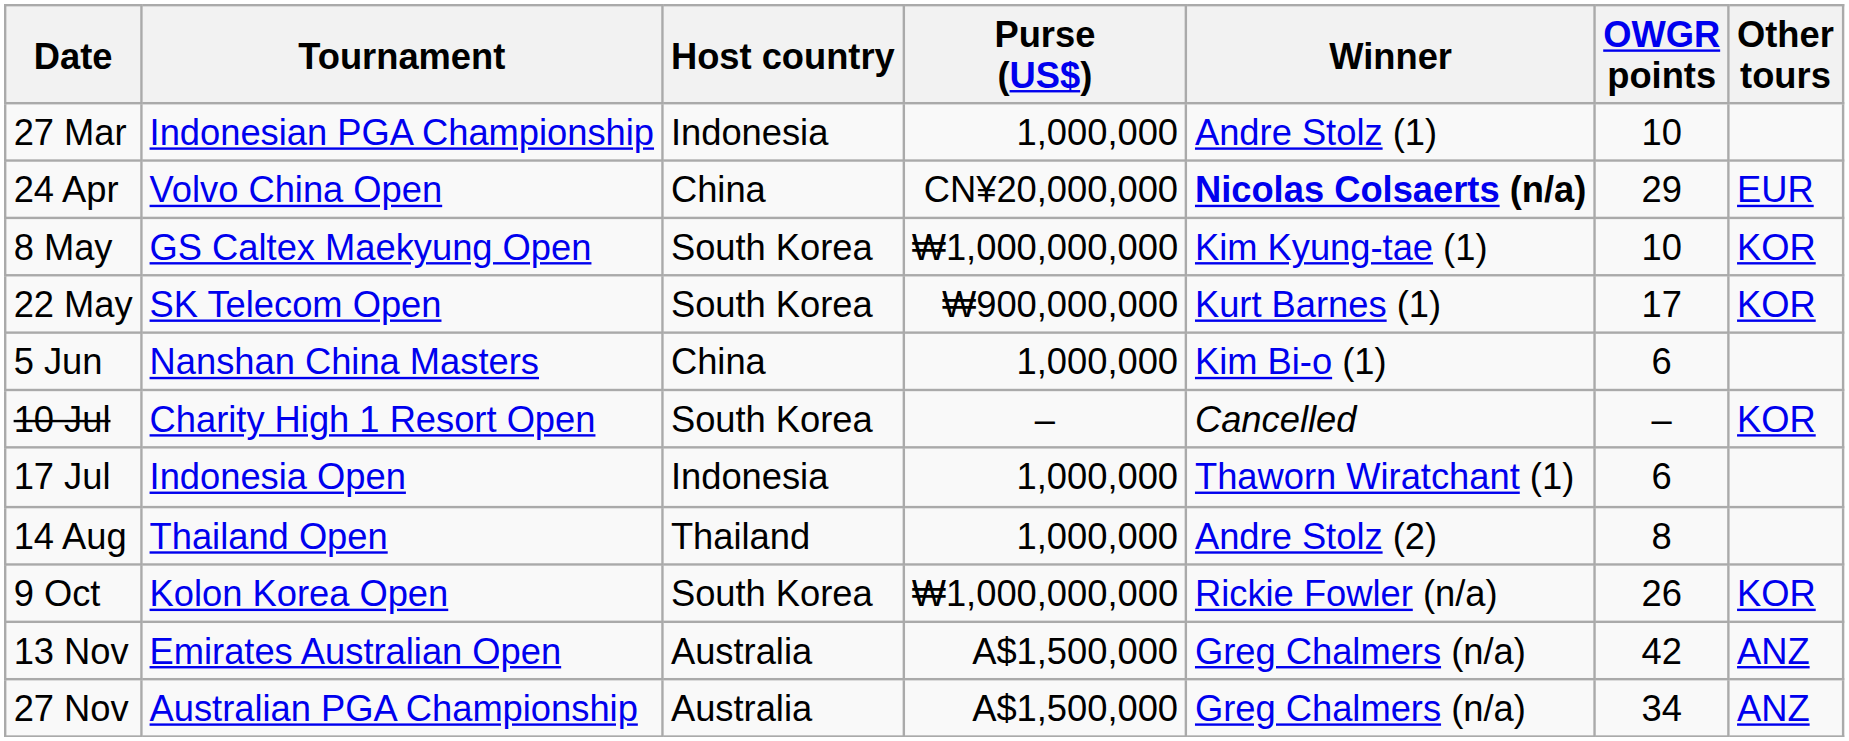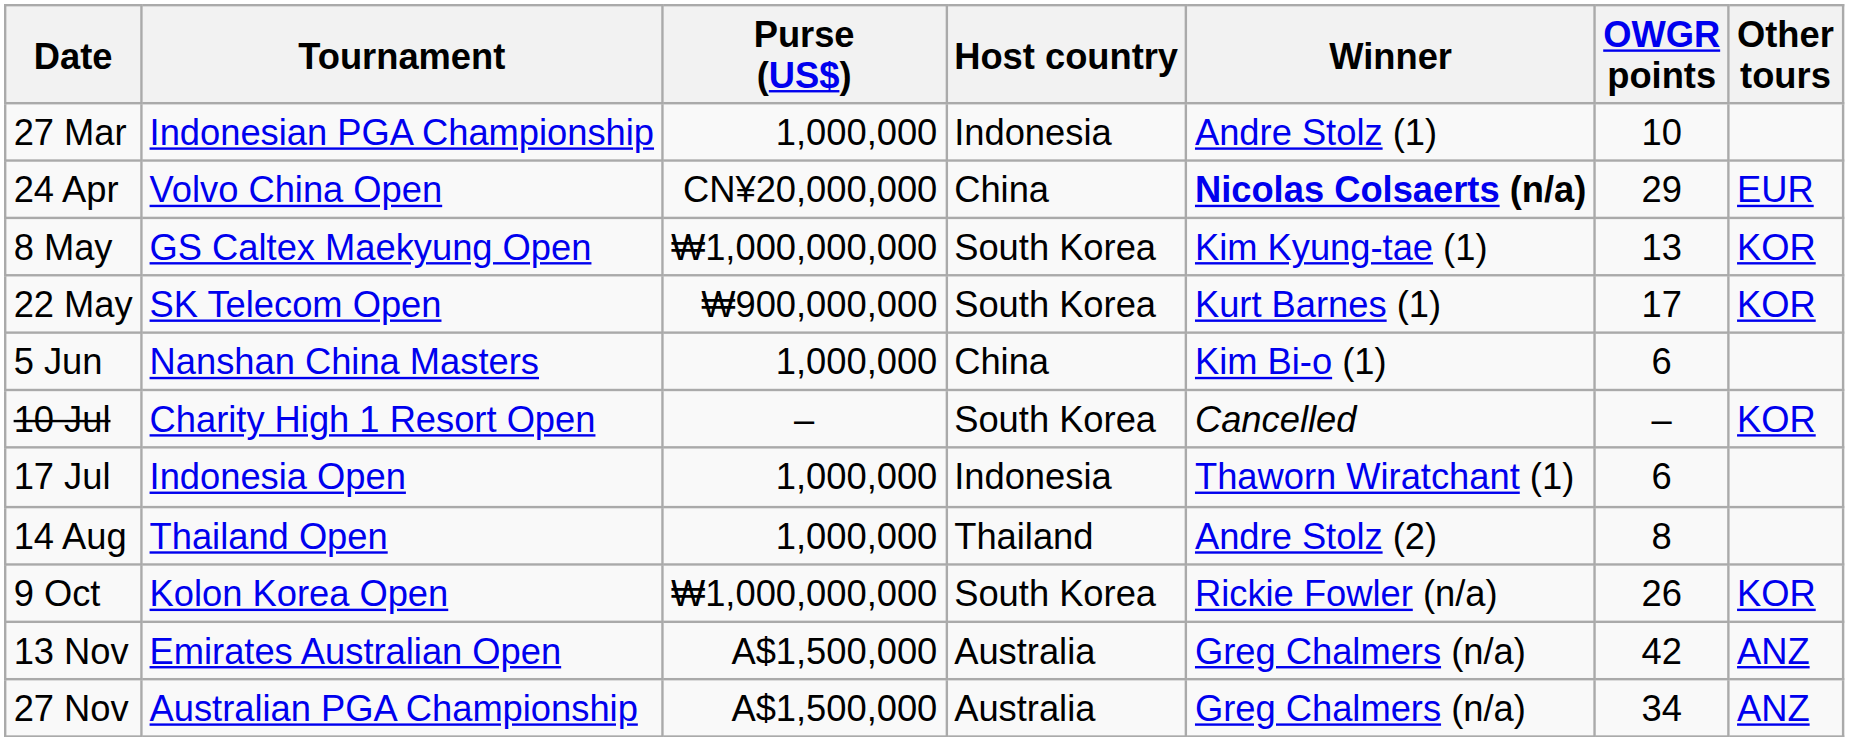columns swapped: (783, 54) <-> (1045, 54)
(1662, 247) 10 -> (1662, 247) 13
